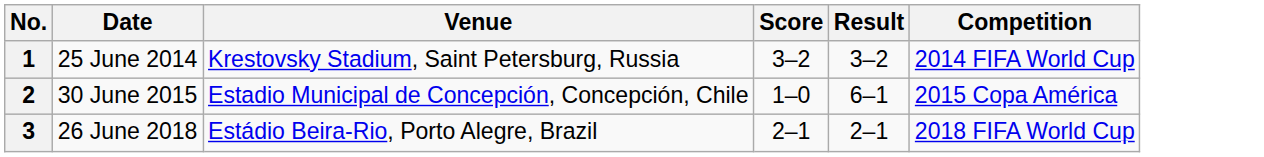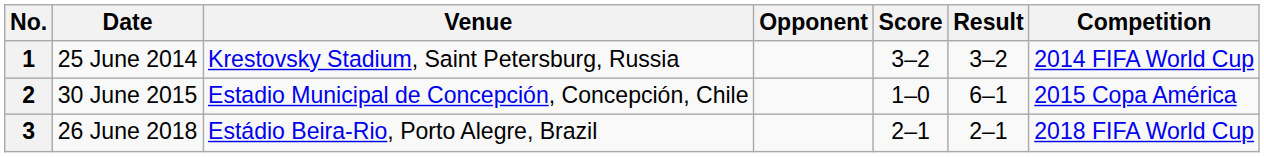+ column: (814, 22)
